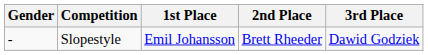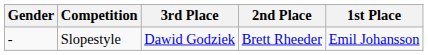columns swapped: (190, 15) <-> (374, 15)
